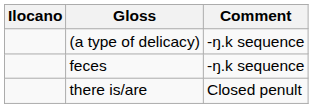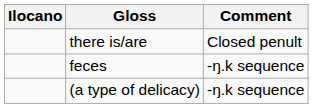rows swapped: (108, 90) <-> (135, 41)
